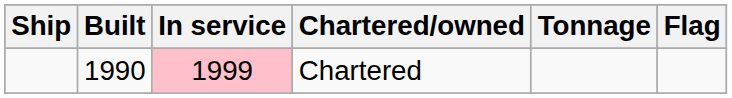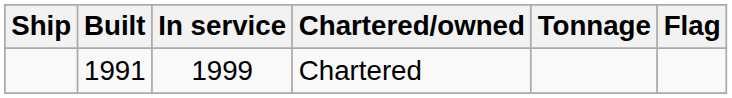(115, 70) 1990 -> (115, 70) 1991
(222, 70) pink background -> (222, 70) no background
